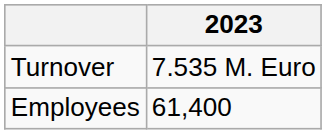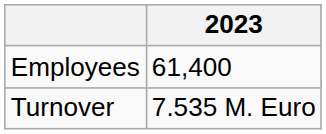rows swapped: (75, 107) <-> (63, 66)
